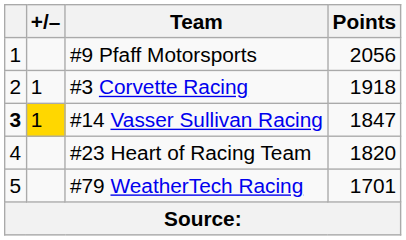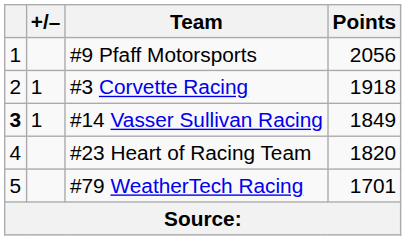(37, 120) gold background -> (37, 120) no background
(373, 120) 1847 -> (373, 120) 1849
